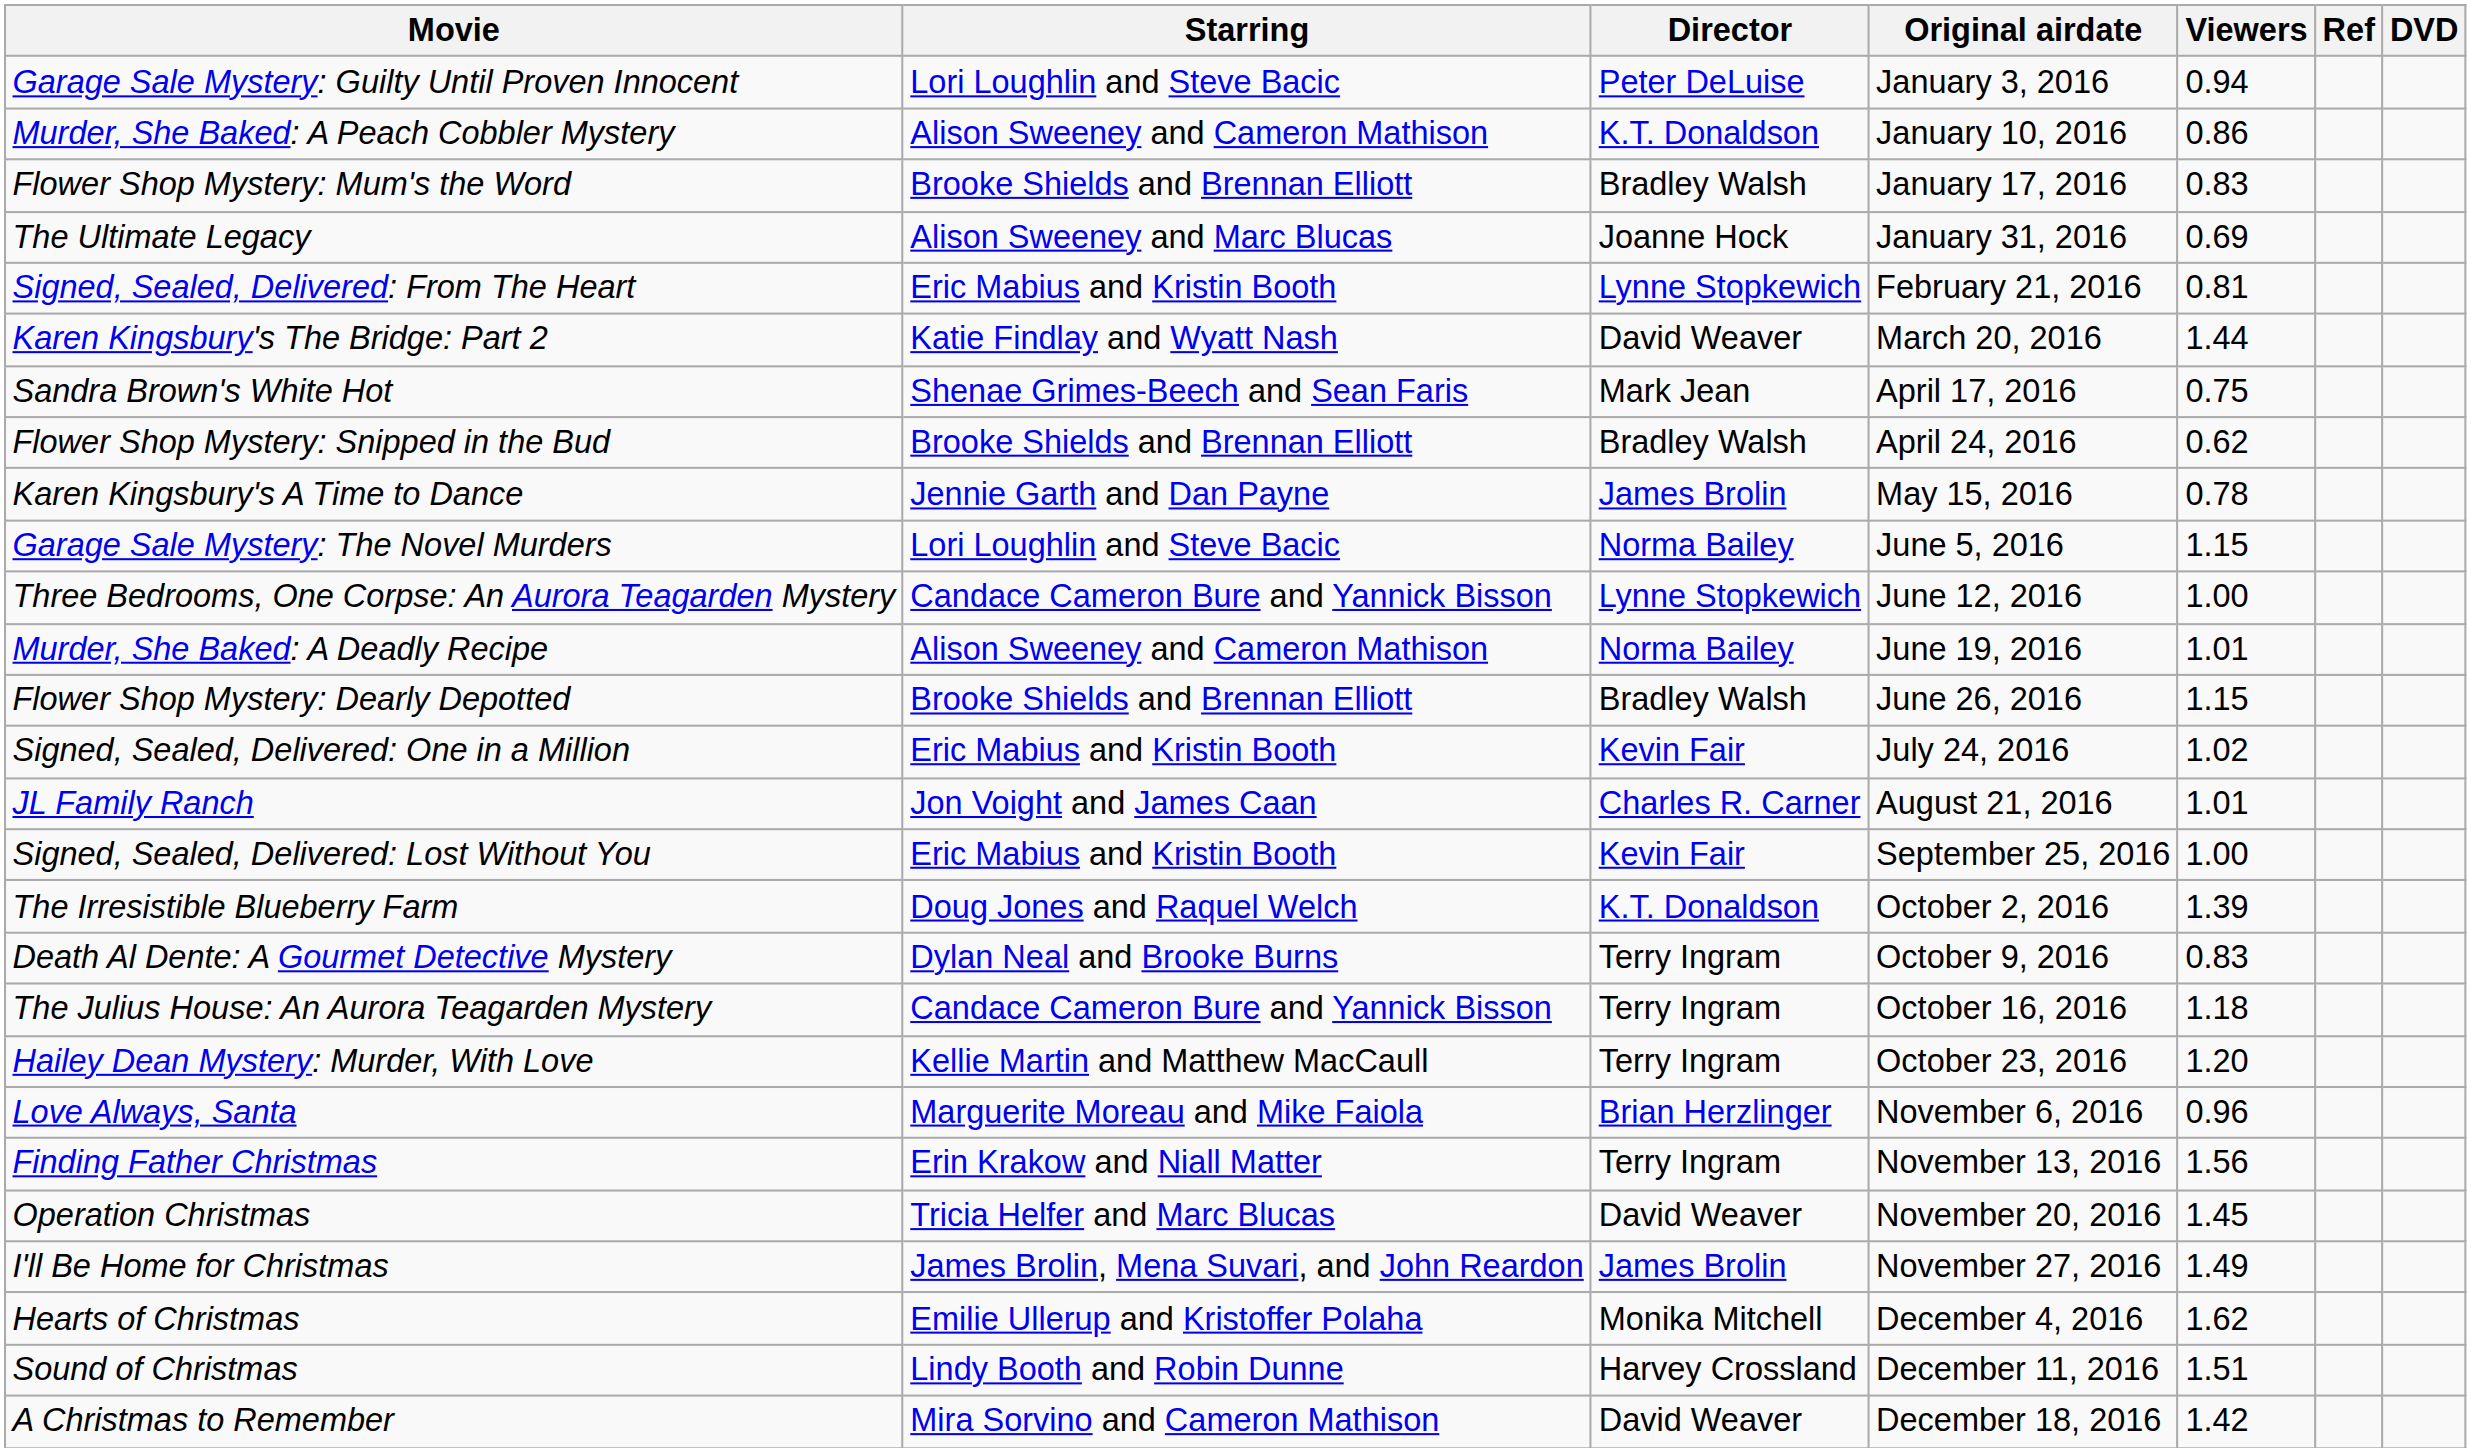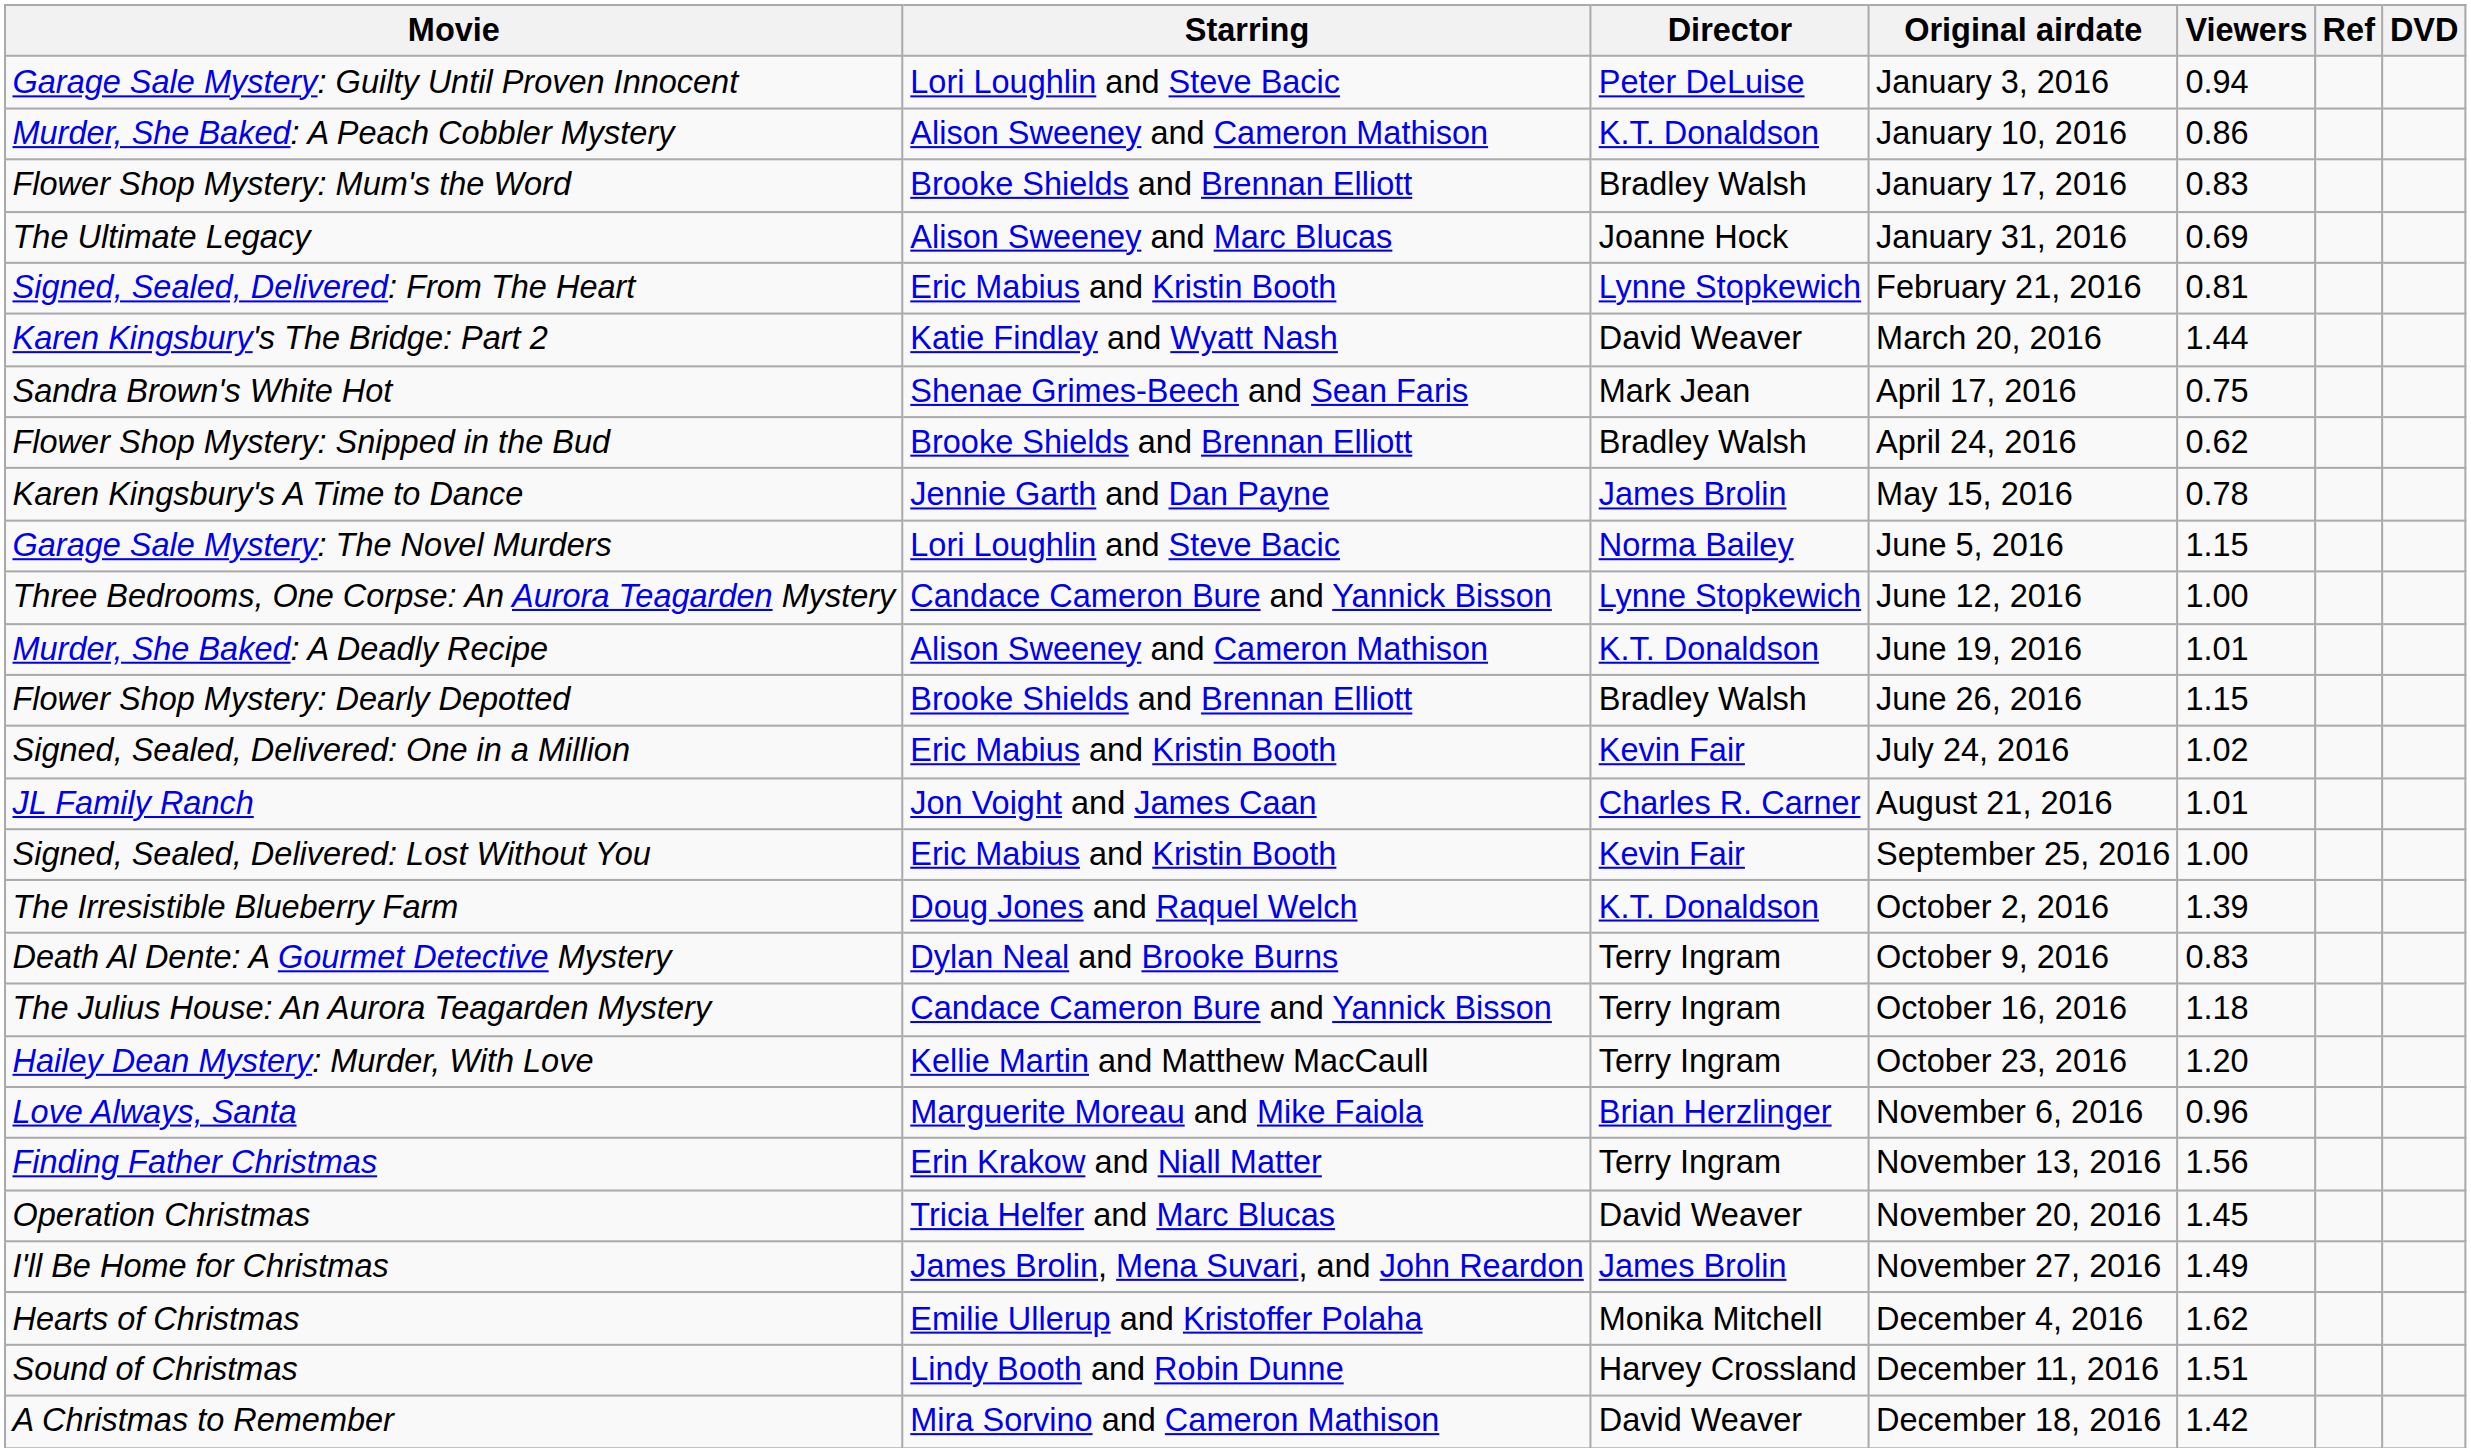(1696, 648) Norma Bailey -> (1709, 648) K.T. Donaldson
